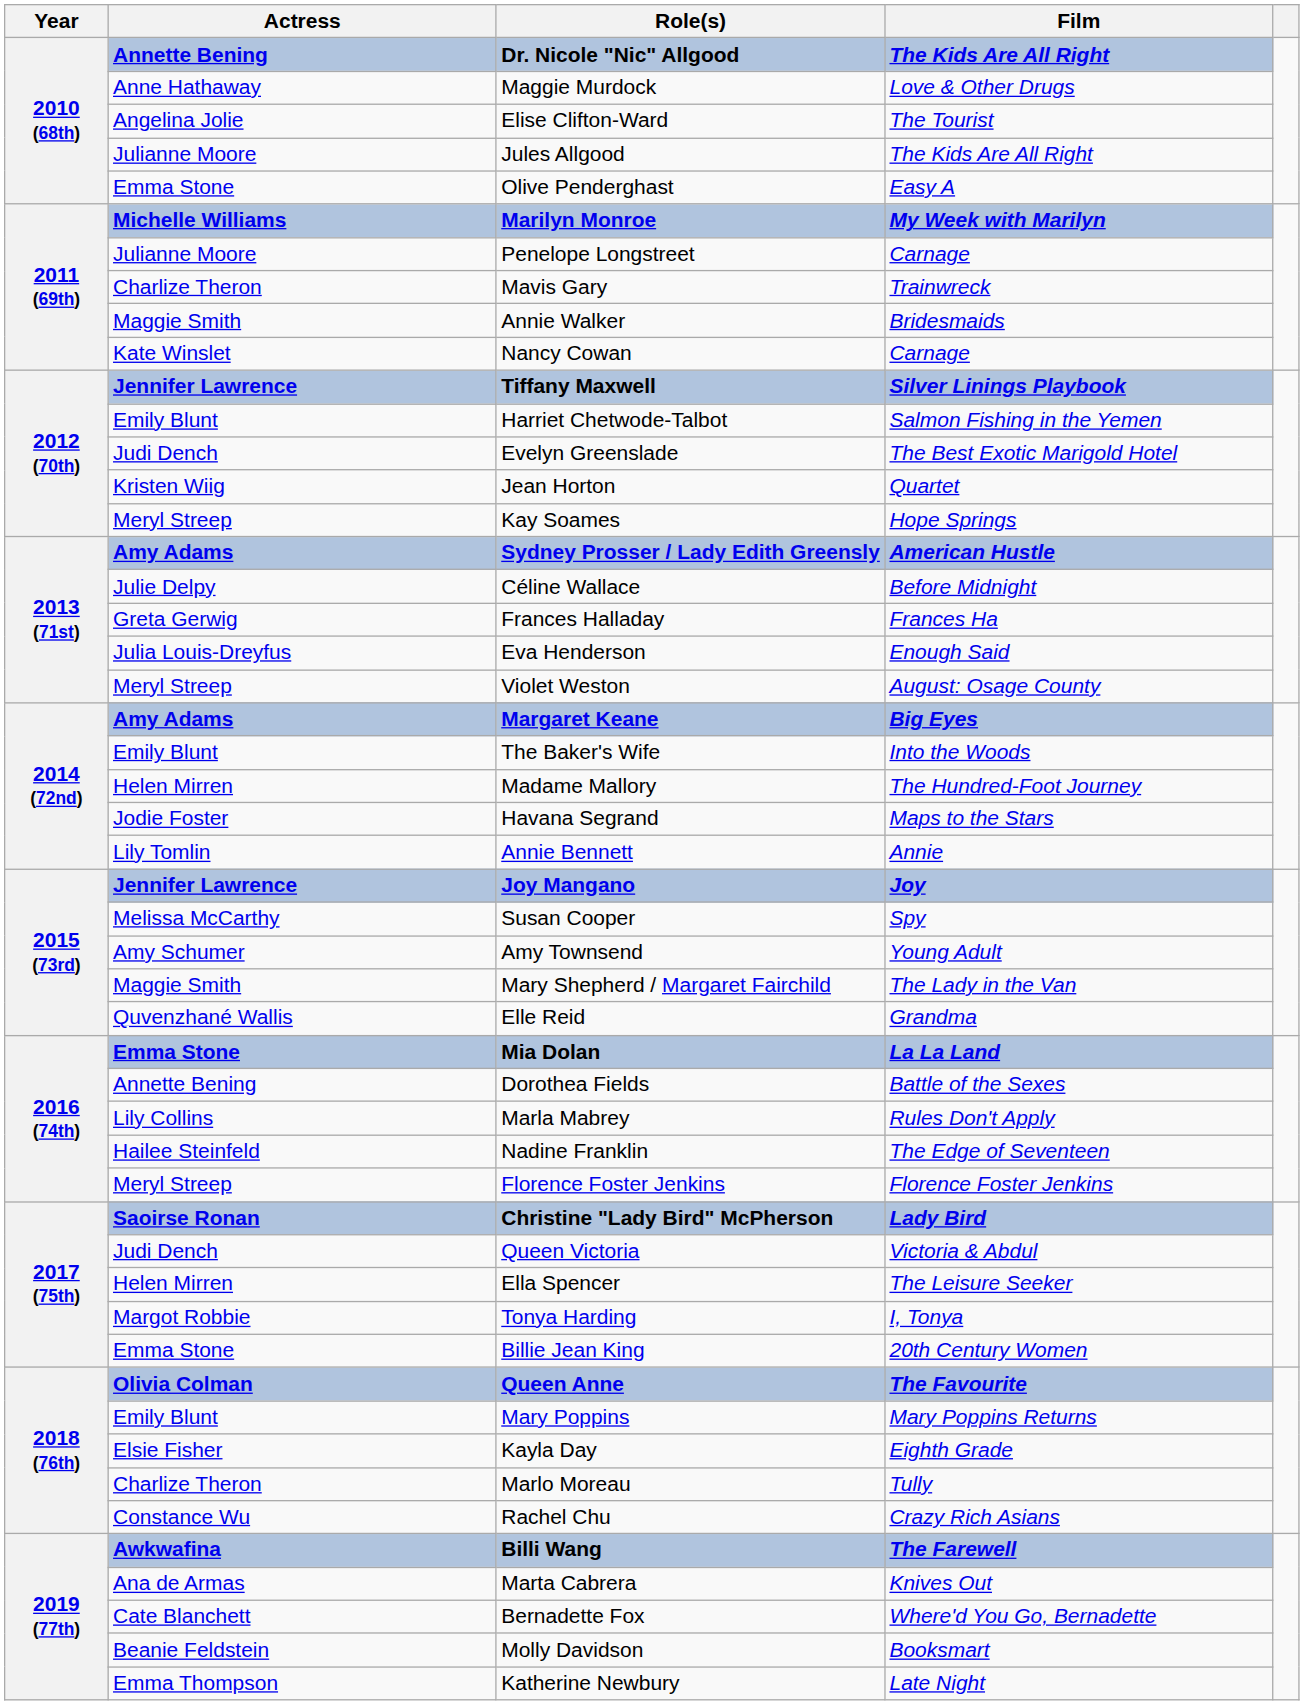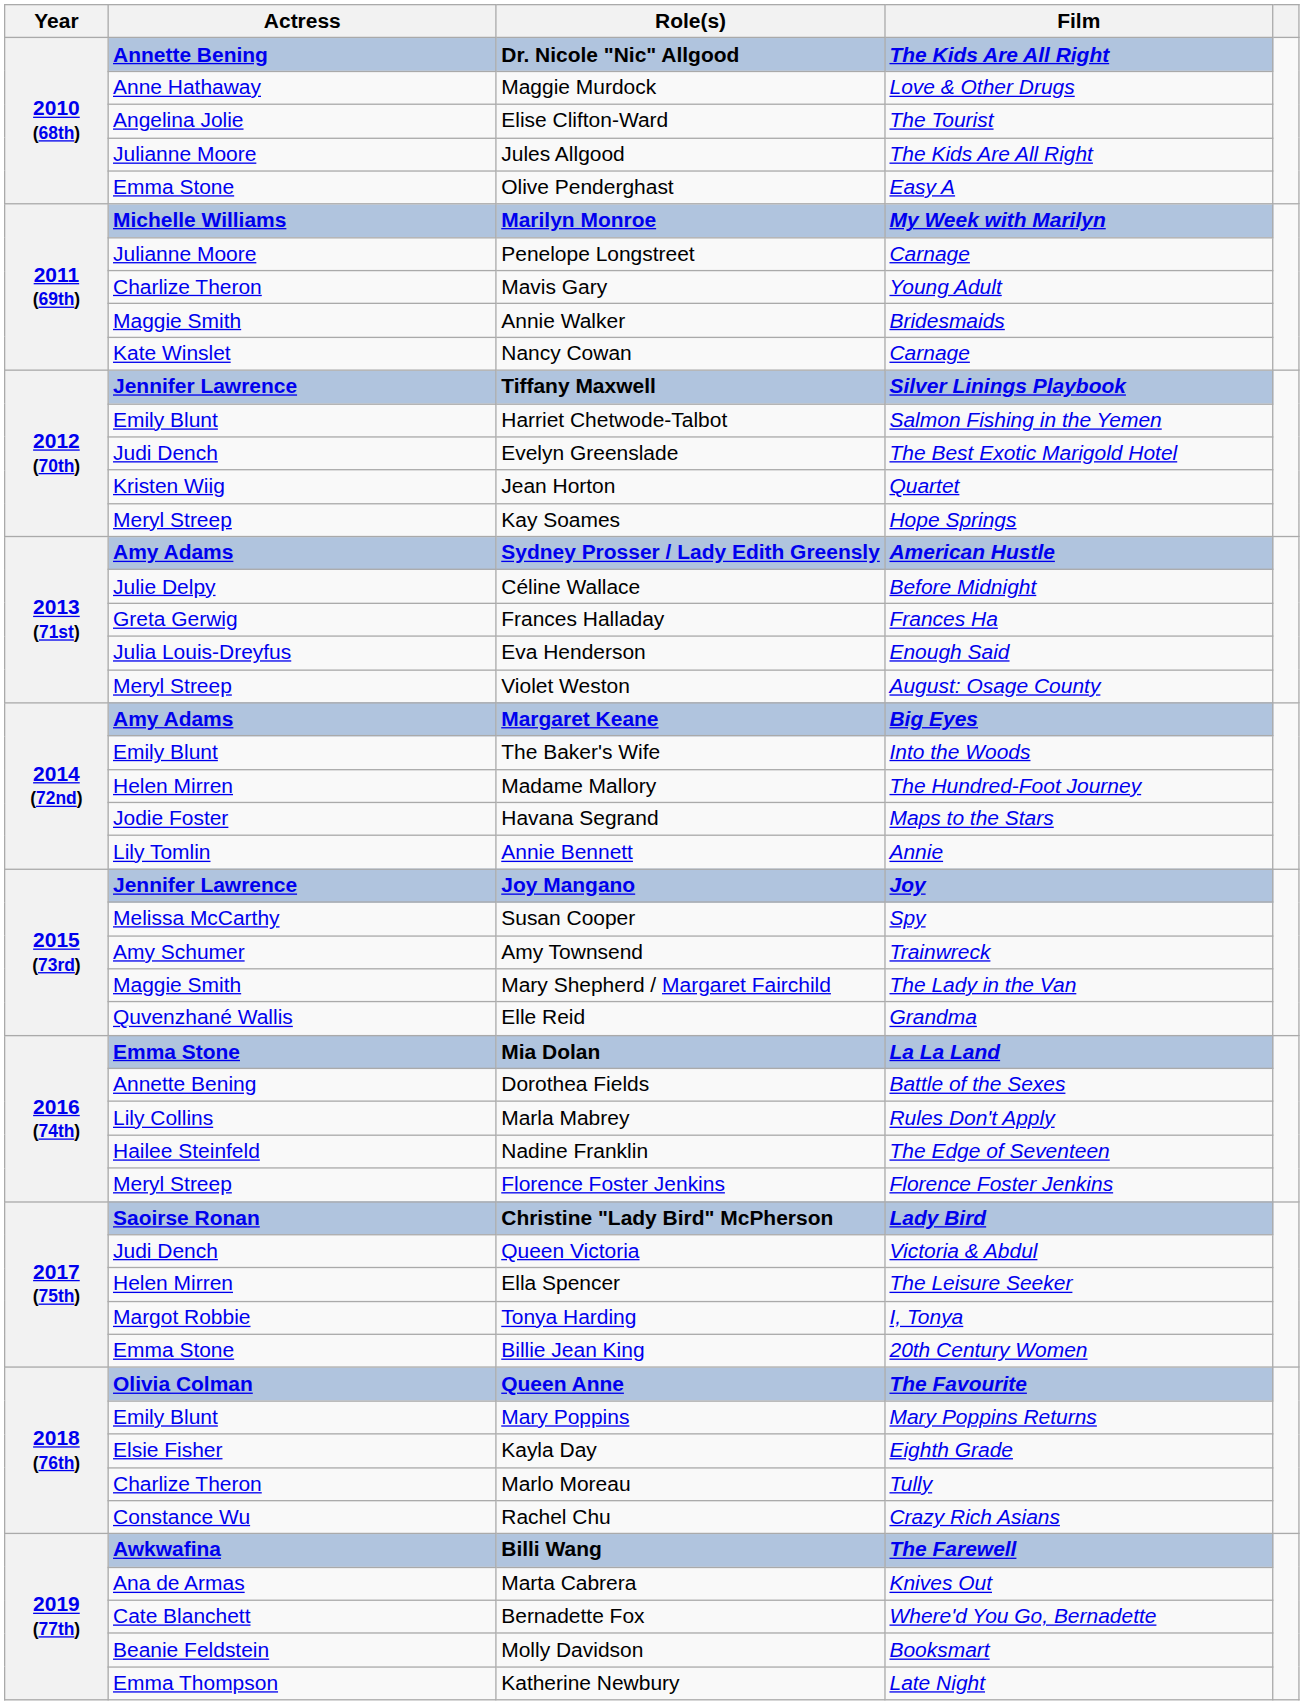(940, 287) Trainwreck -> (946, 287) Young Adult
(946, 951) Young Adult -> (940, 951) Trainwreck
